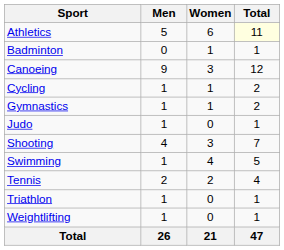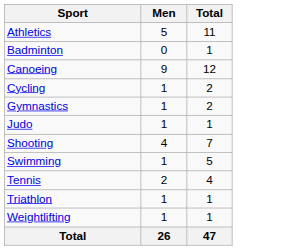- column: (210, 13)
(257, 32) lightyellow background -> (209, 32) no background
